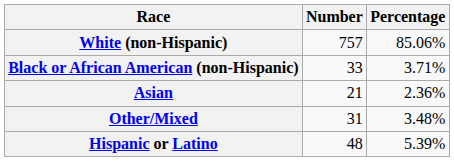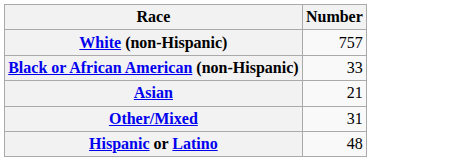- column: (408, 17)
